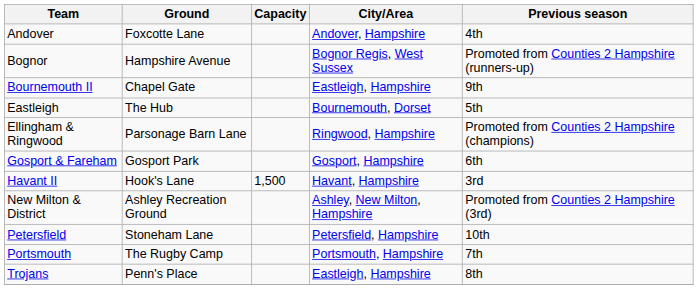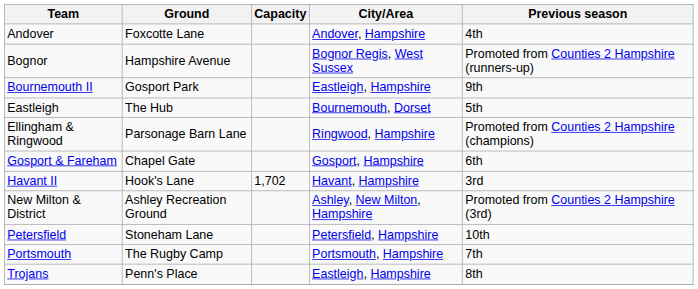(160, 87) Chapel Gate -> (162, 87) Gosport Park
(162, 161) Gosport Park -> (160, 161) Chapel Gate
(270, 181) 1,500 -> (270, 181) 1,702
